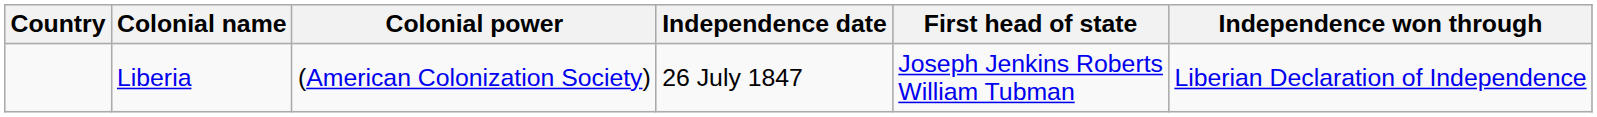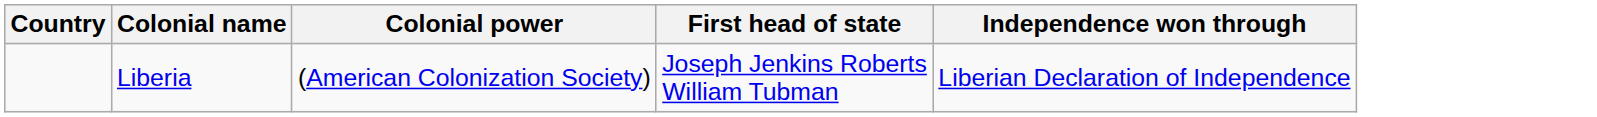- column: (775, 24)
